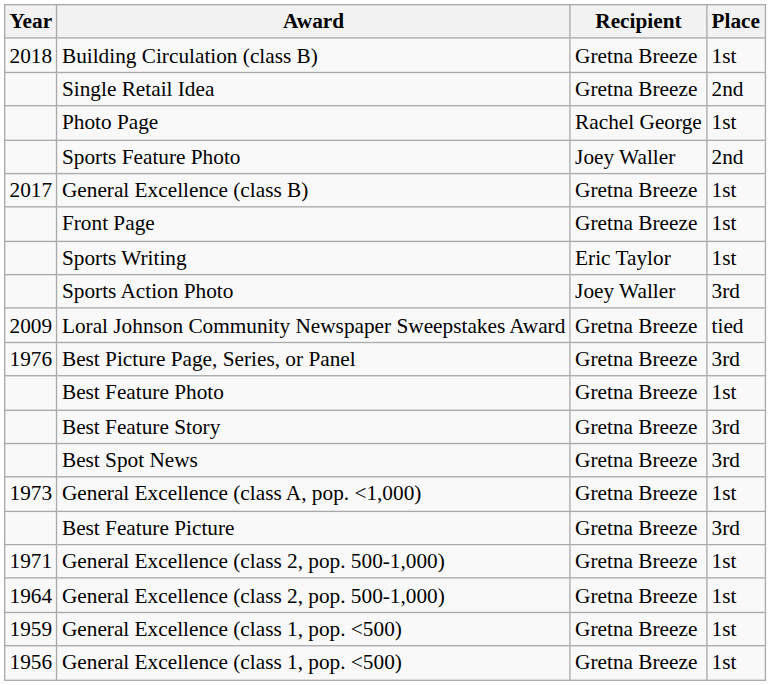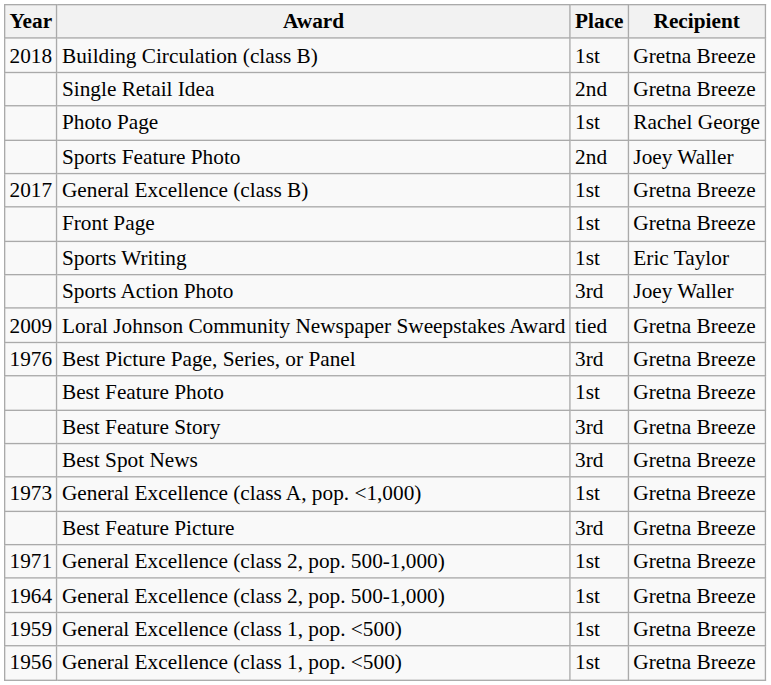columns swapped: (736, 21) <-> (638, 21)
